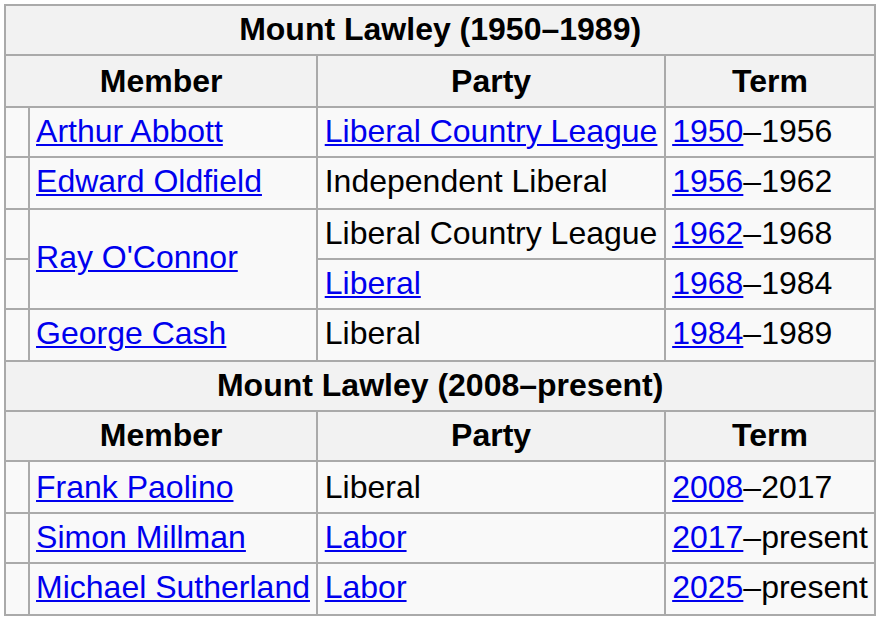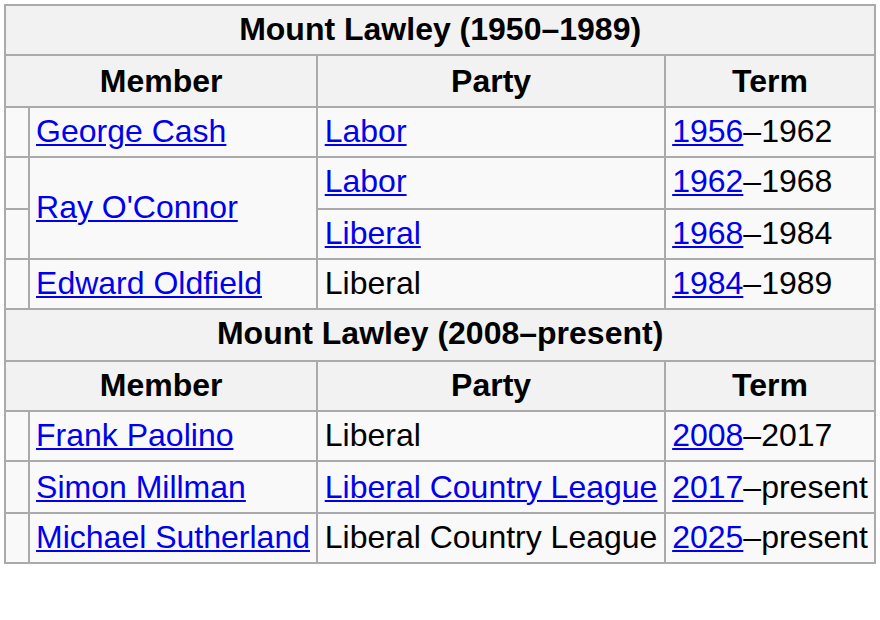- row: (752, 131)
(149, 182) Edward Oldfield -> (131, 131) George Cash
(466, 182) Independent Liberal -> (366, 131) Labor
(491, 232) Liberal Country League -> (366, 182) Labor
(131, 334) George Cash -> (149, 283) Edward Oldfield
(366, 537) Labor -> (491, 486) Liberal Country League
(366, 588) Labor -> (491, 537) Liberal Country League
